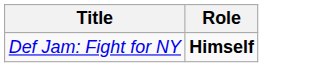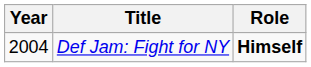+ column: (29, 18)
